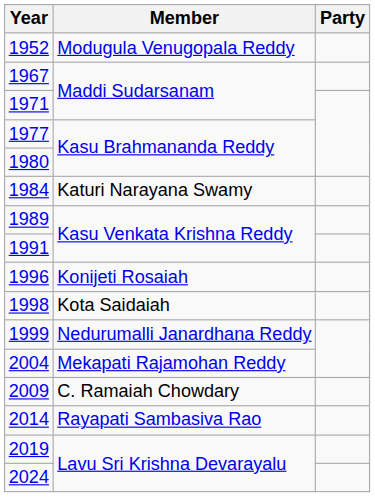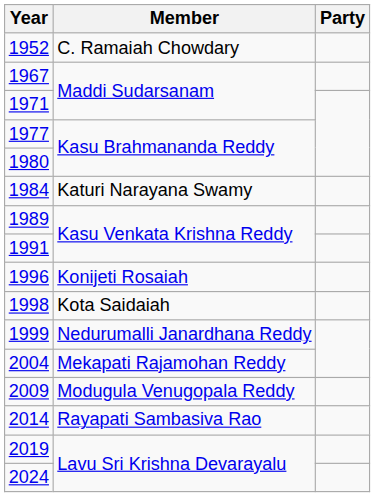(176, 47) Modugula Venugopala Reddy -> (148, 47) C. Ramaiah Chowdary
(148, 391) C. Ramaiah Chowdary -> (176, 391) Modugula Venugopala Reddy
